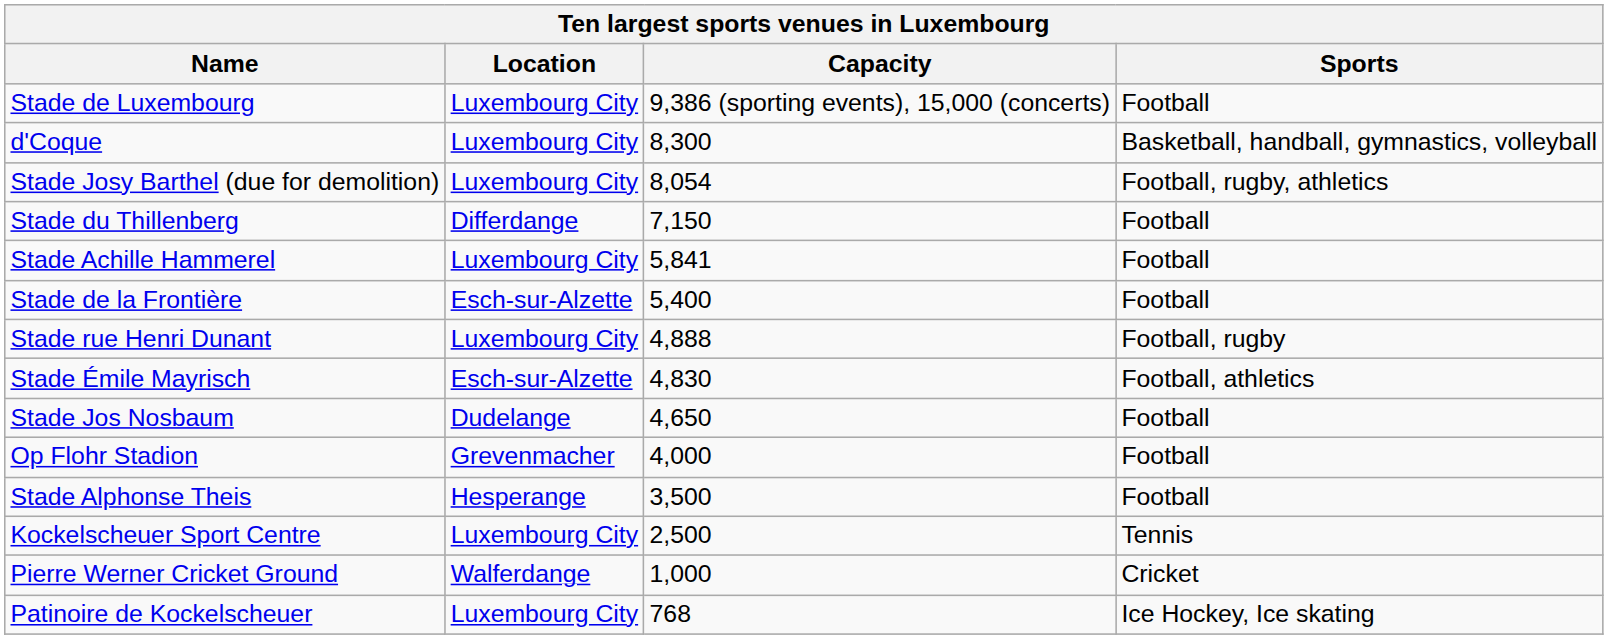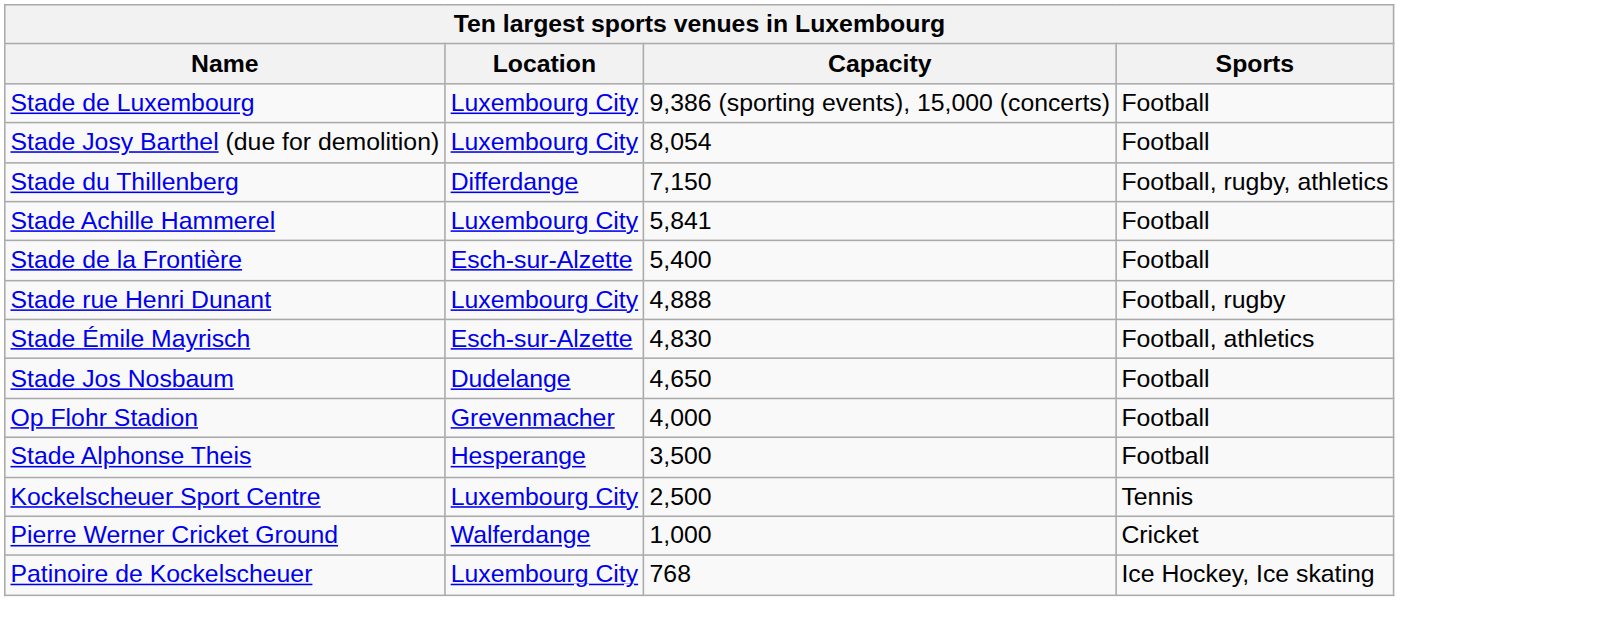- row: (56, 142)
(1255, 181) Football, rugby, athletics -> (1166, 142) Football
(1166, 220) Football -> (1255, 181) Football, rugby, athletics
